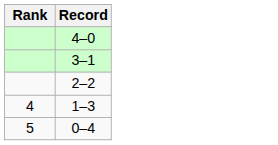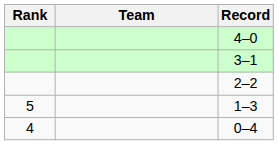+ column: (137, 15)
(30, 106) 4 -> (30, 106) 5
(30, 128) 5 -> (30, 128) 4
